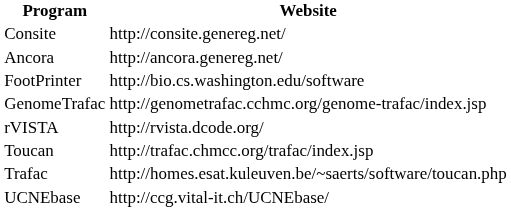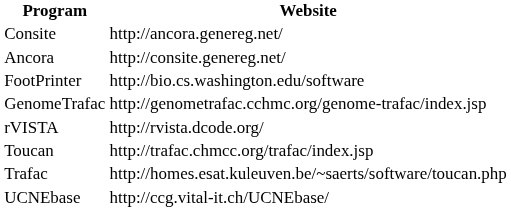(198, 34) http://consite.genereg.net/ -> (196, 34) http://ancora.genereg.net/
(196, 57) http://ancora.genereg.net/ -> (198, 57) http://consite.genereg.net/
